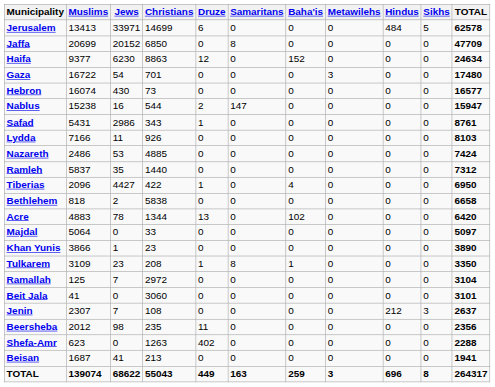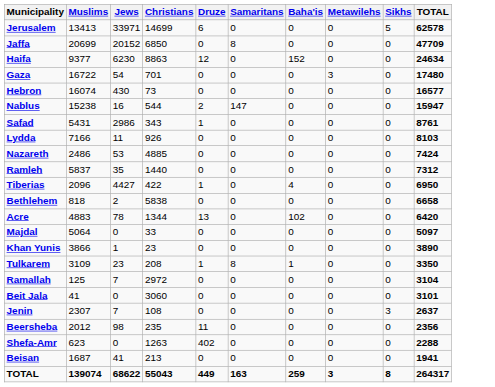- column: (402, 12)
